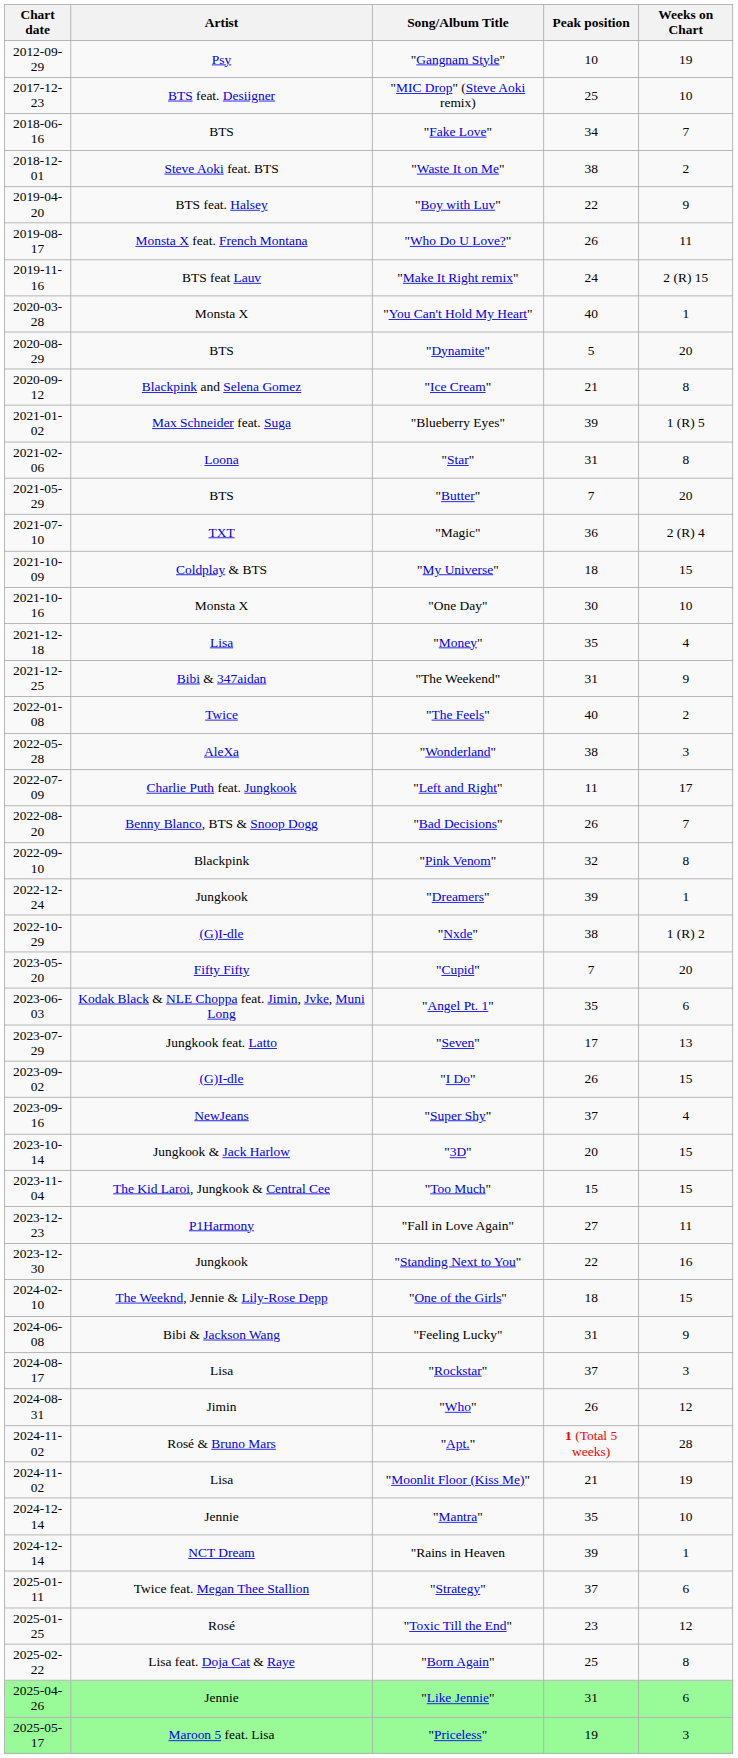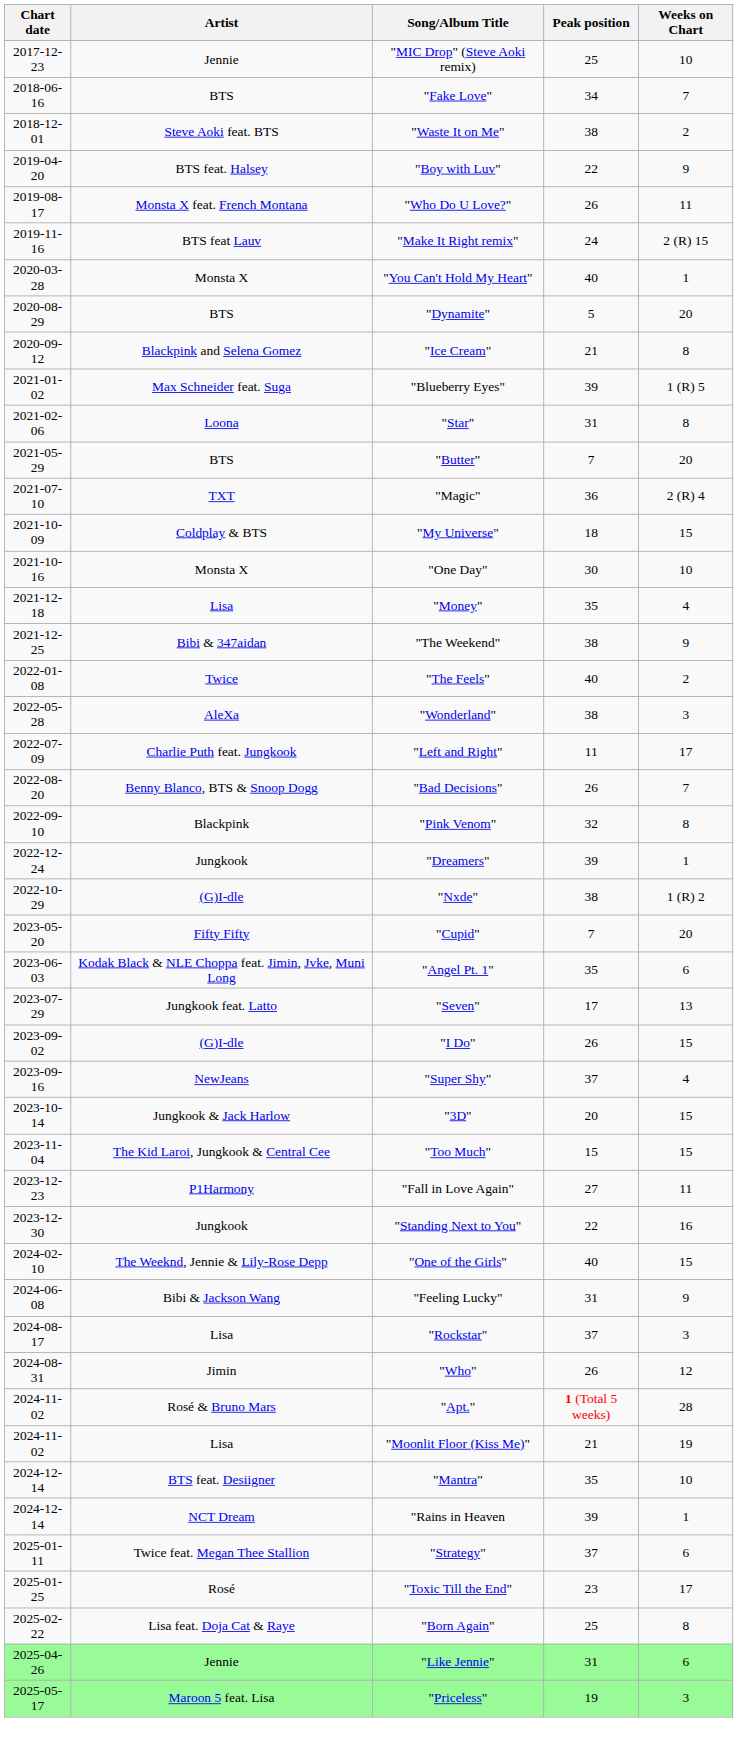- row: (458, 59)
(222, 95) BTS feat. Desiigner -> (222, 59) Jennie
(591, 678) 31 -> (591, 642) 38
(591, 1297) 18 -> (591, 1261) 40
(222, 1516) Jennie -> (222, 1480) BTS feat. Desiigner
(686, 1625) 12 -> (686, 1589) 17
